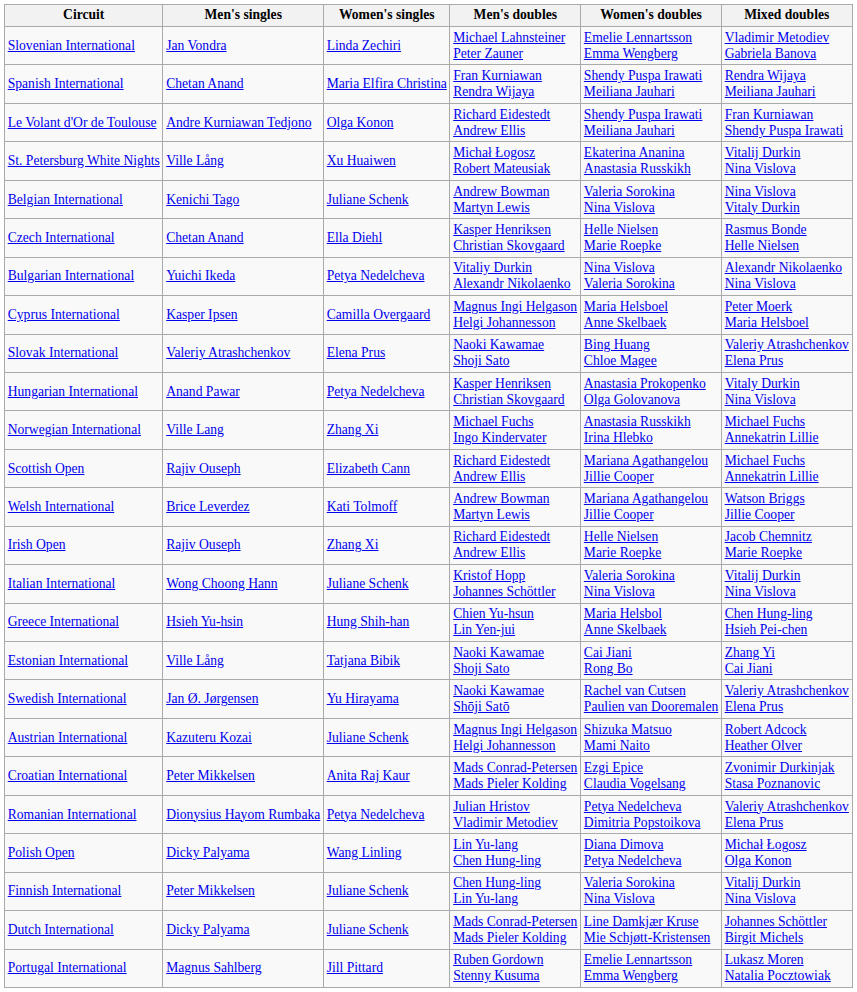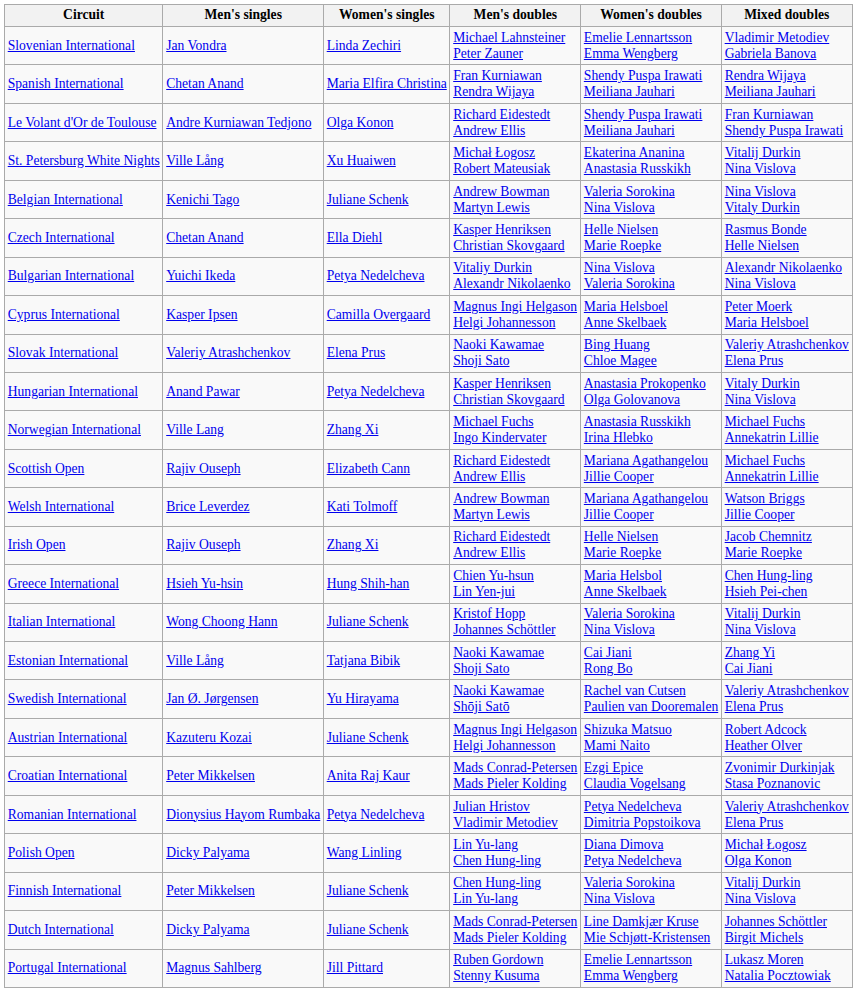rows swapped: (62, 583) <-> (63, 622)
